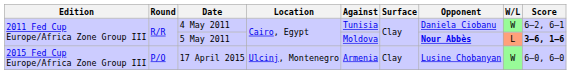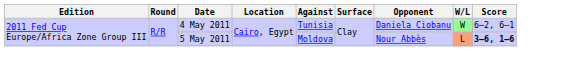(446, 39) bold -> (401, 39) normal
- row: (212, 57)
